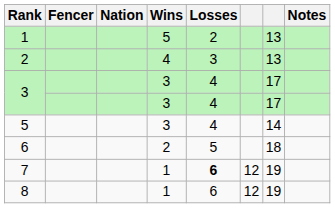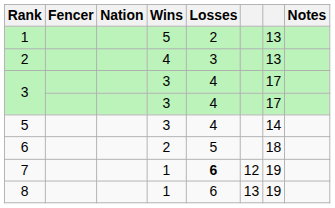(252, 192) 12 -> (252, 192) 13
